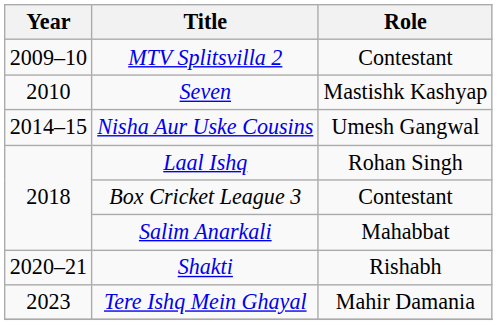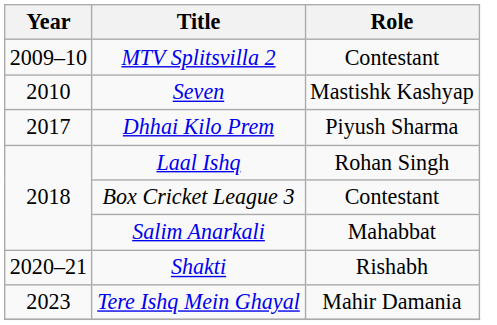- row: (205, 127)
+ row: (199, 127)
